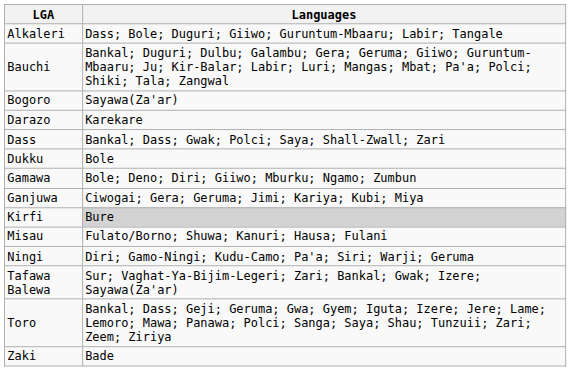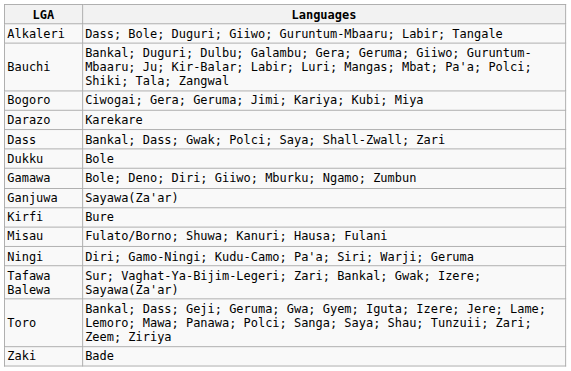(132, 100) Sayawa(Za'ar) -> (254, 100) Ciwogai; Gera; Geruma; Jimi; Kariya; Kubi; Miya
(254, 198) Ciwogai; Gera; Geruma; Jimi; Kariya; Kubi; Miya -> (132, 198) Sayawa(Za'ar)
(100, 217) lightgrey background -> (100, 217) no background
